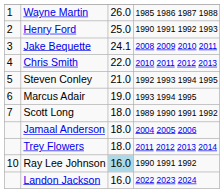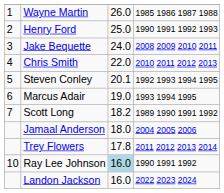(121, 46) 24.1 -> (121, 46) 24.0
(121, 79) 21.0 -> (121, 79) 20.1
(121, 113) 18.0 -> (121, 113) 18.2
(121, 146) 18.0 -> (121, 146) 17.8
